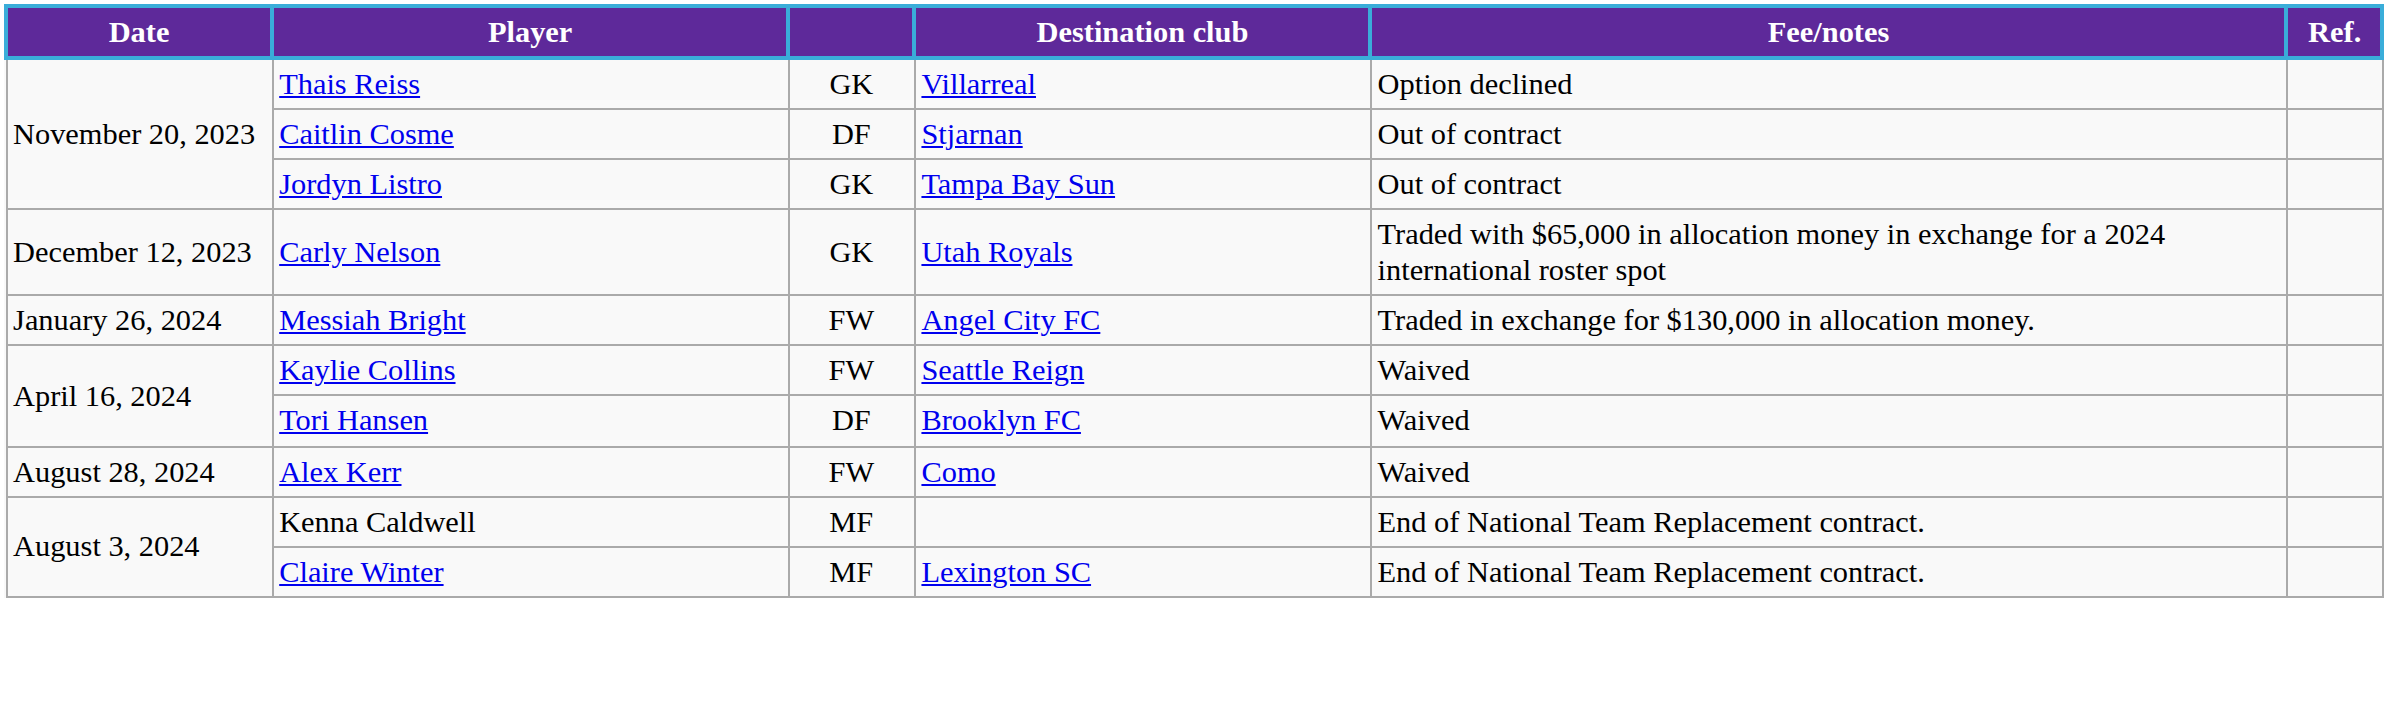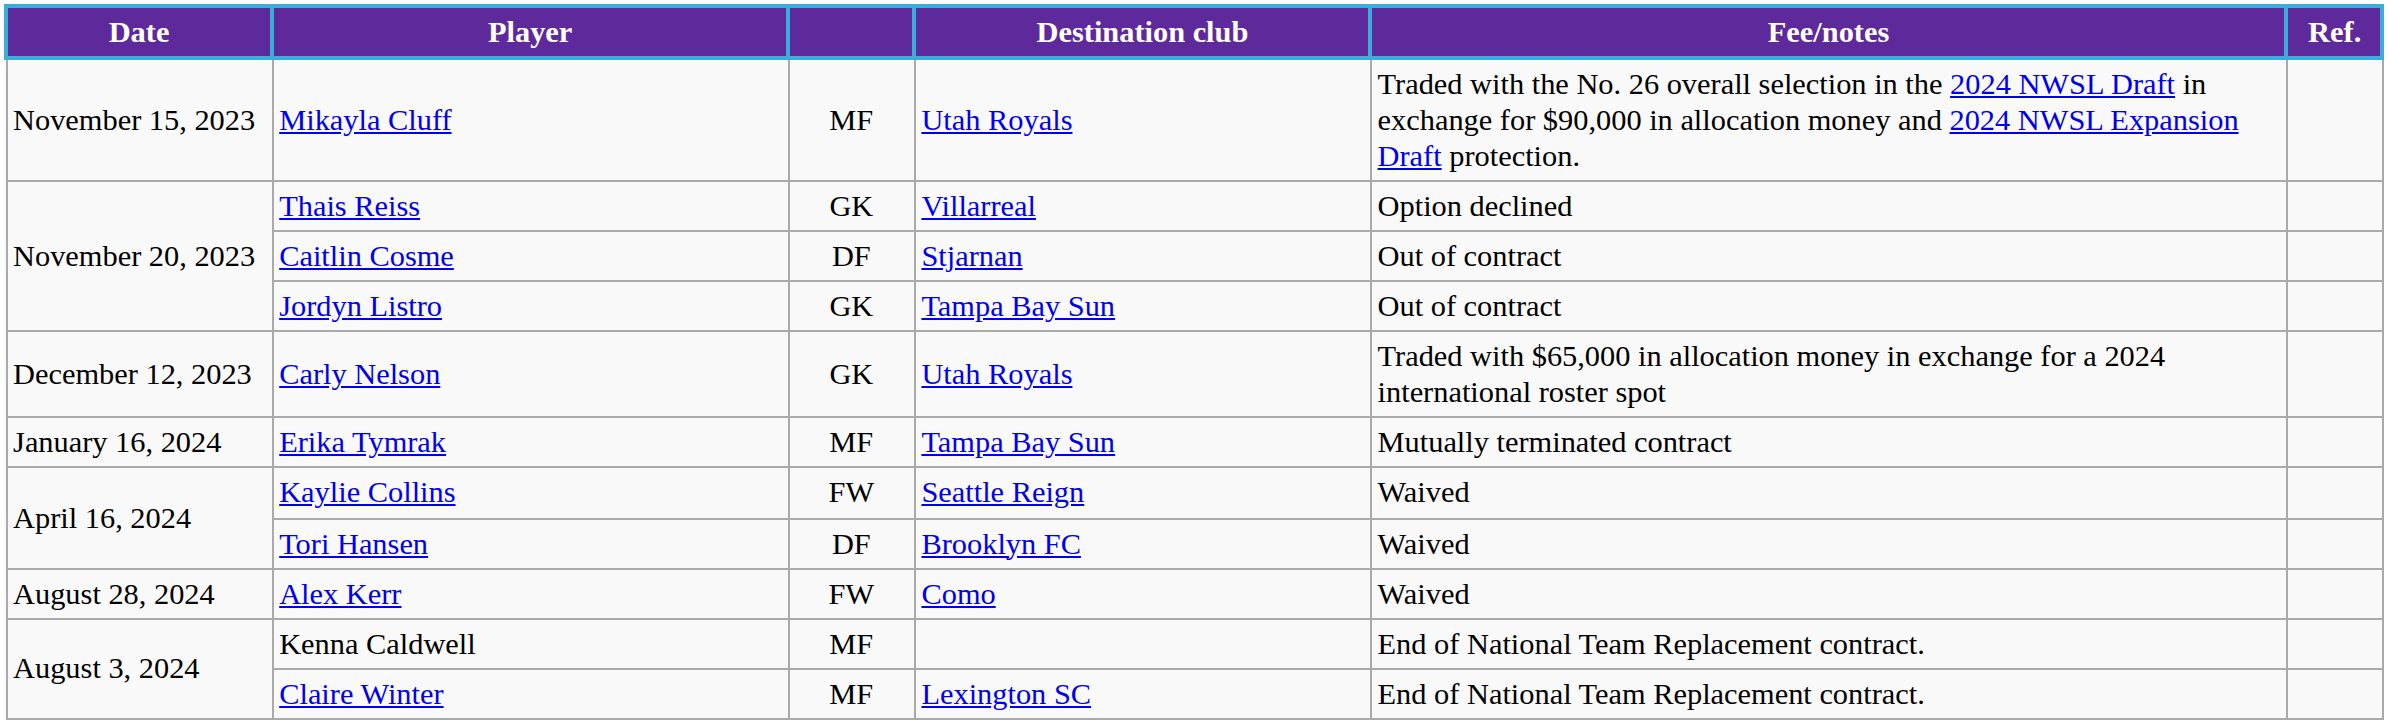+ row: (365, 119)
+ row: (363, 442)
- row: (372, 320)
